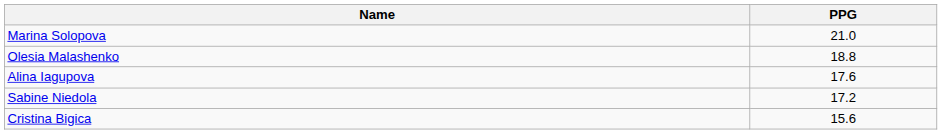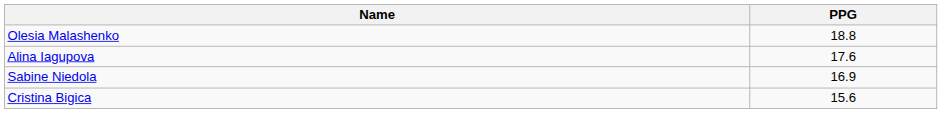- row: (57, 35)
(843, 98) 17.2 -> (843, 77) 16.9
